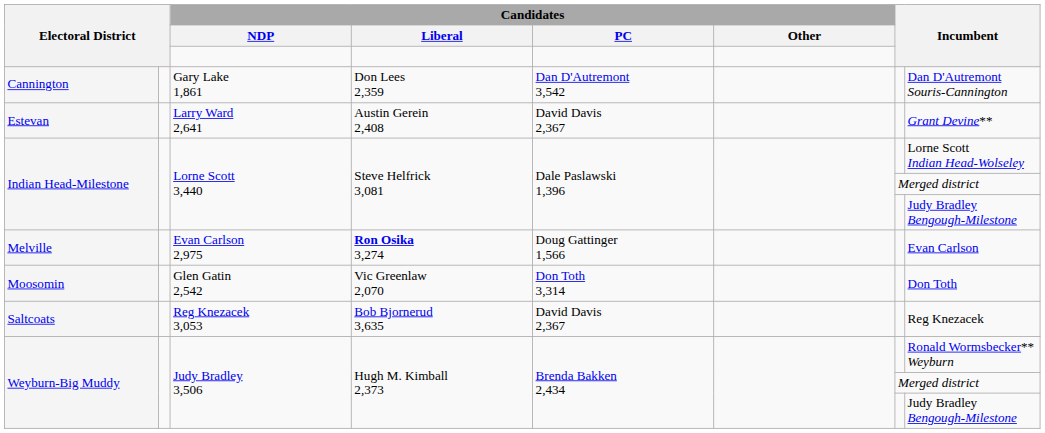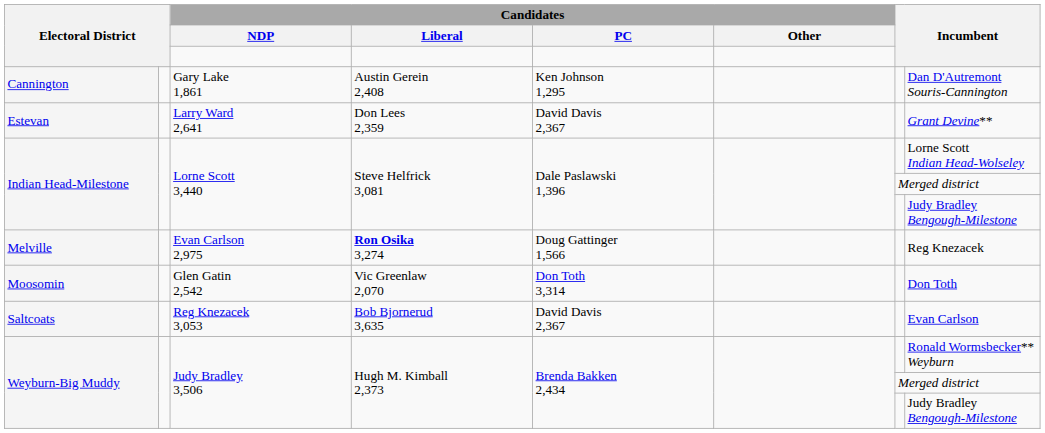(380, 84) Don Lees 2,359 -> (391, 84) Austin Gerein 2,408
(583, 84) Dan D'Autremont 3,542 -> (570, 84) Ken Johnson 1,295
(391, 120) Austin Gerein 2,408 -> (380, 120) Don Lees 2,359
(943, 247) Evan Carlson -> (946, 247) Reg Knezacek
(946, 318) Reg Knezacek -> (943, 318) Evan Carlson
